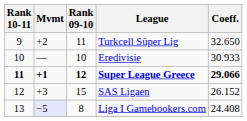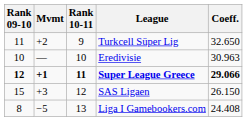columns swapped: (19, 18) <-> (81, 18)
(225, 58) 30.933 -> (225, 58) 30.963
(225, 91) 26.152 -> (225, 91) 26.150
(42, 108) lavender background -> (42, 108) no background
